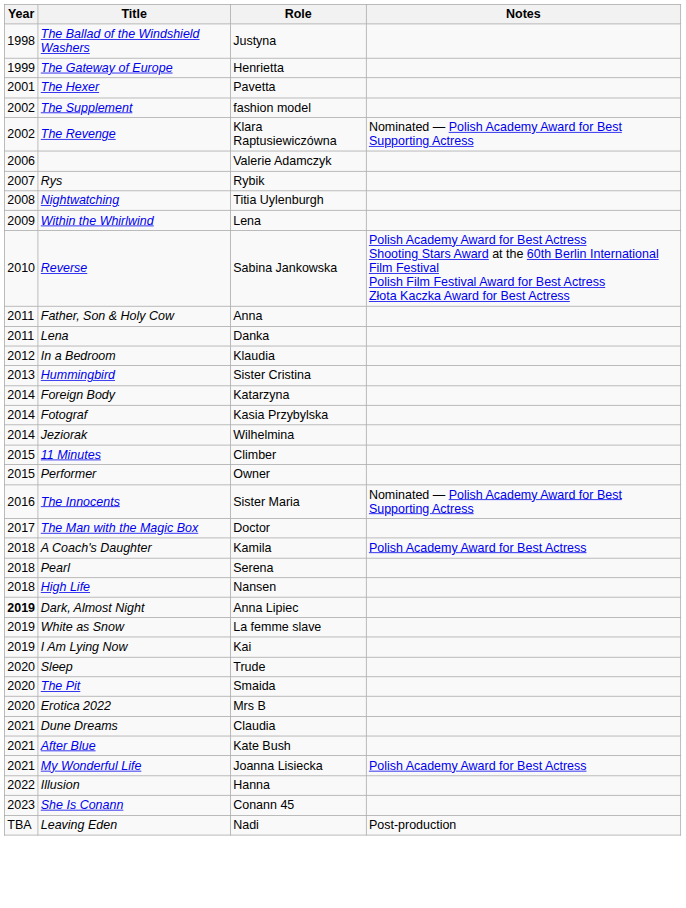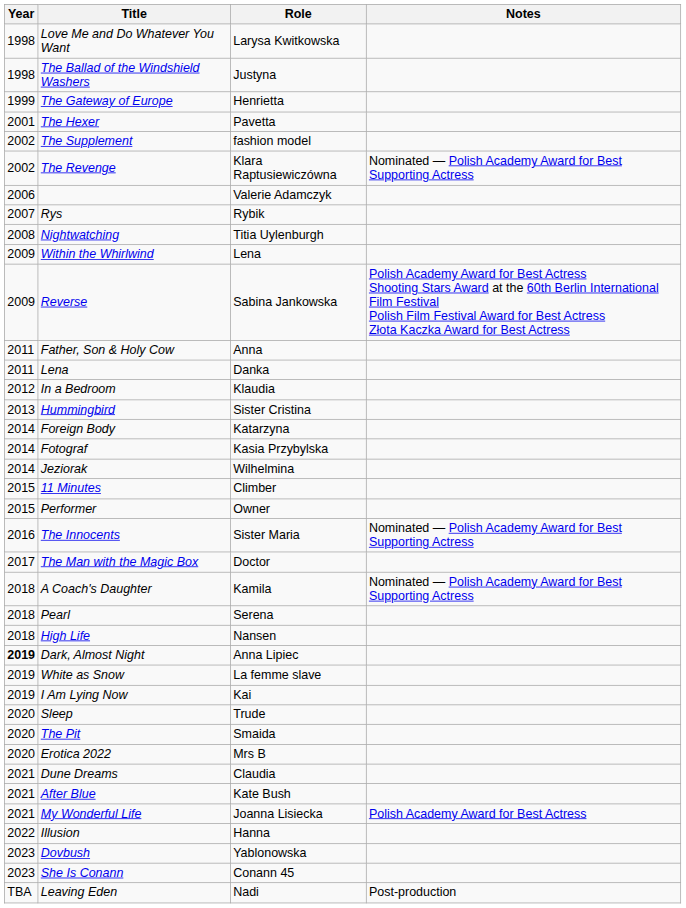+ row: (127, 41)
(21, 268) 2010 -> (21, 302) 2009
(478, 548) Polish Academy Award for Best Actress -> (495, 588) Nominated — Polish Academy Award for Best Supporting Actress
+ row: (65, 853)
